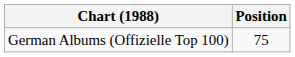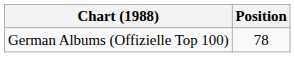(261, 39) 75 -> (261, 39) 78
